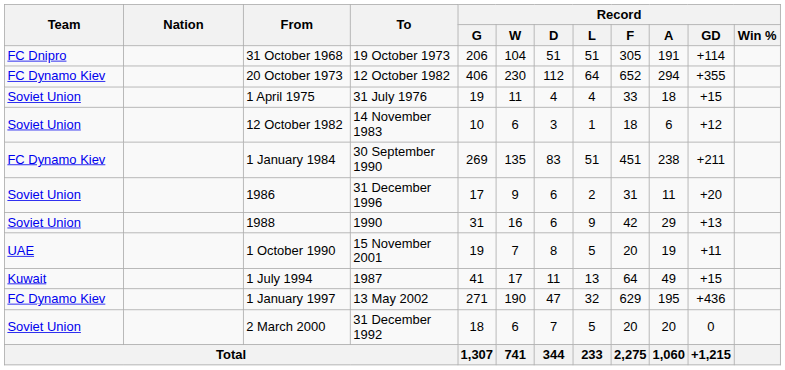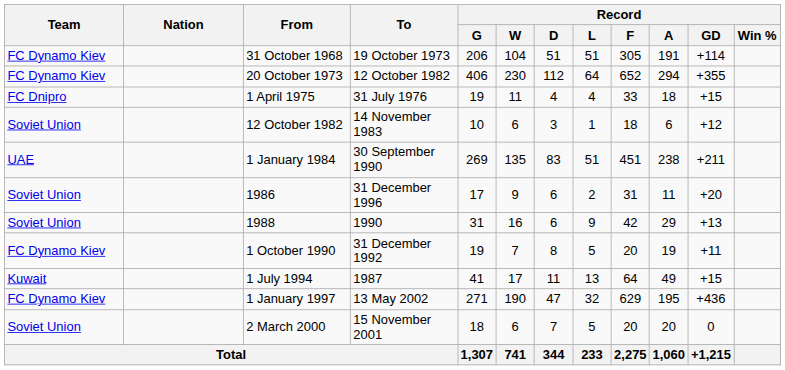(37, 55) FC Dnipro -> (56, 55) FC Dynamo Kiev
(44, 96) Soviet Union -> (37, 96) FC Dnipro
(56, 159) FC Dynamo Kiev -> (21, 159) UAE
(21, 250) UAE -> (56, 250) FC Dynamo Kiev
(392, 250) 15 November 2001 -> (392, 250) 31 December 1992
(392, 327) 31 December 1992 -> (392, 327) 15 November 2001
